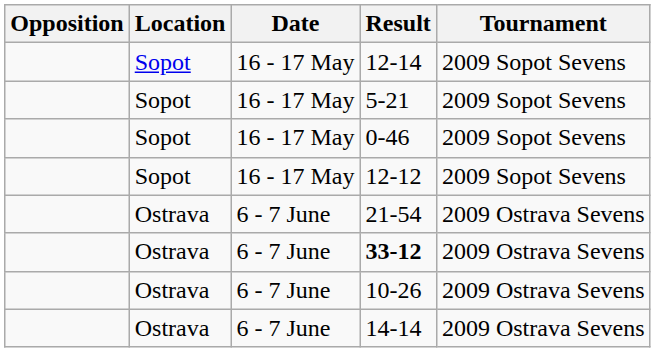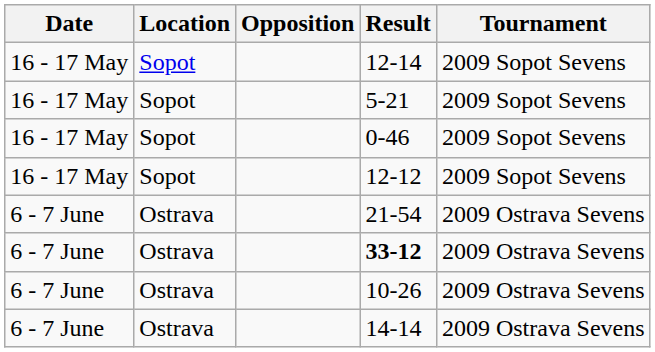columns swapped: (295, 23) <-> (67, 23)
